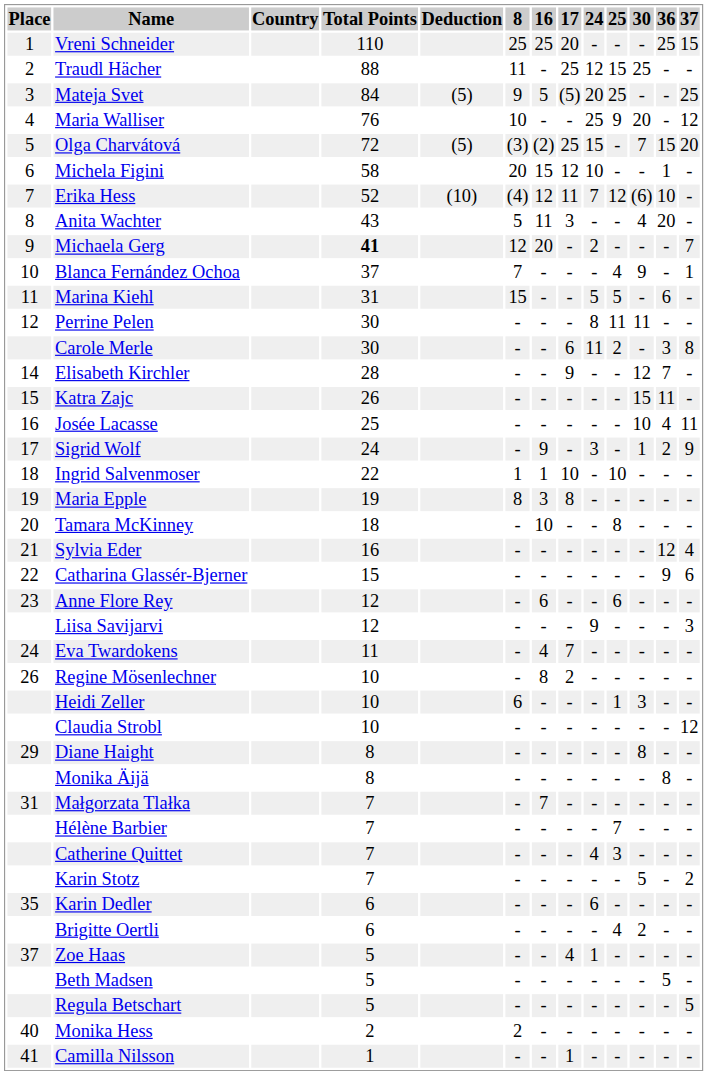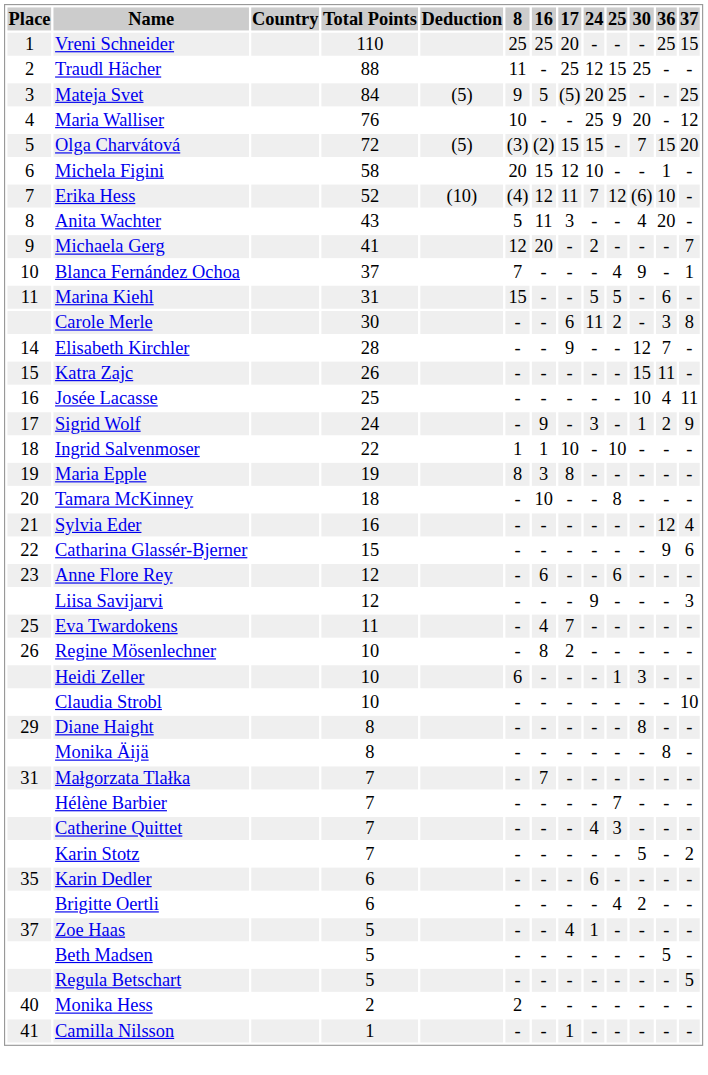(570, 145) 25 -> (570, 145) 15
(370, 246) bold -> (370, 246) normal
- row: (104, 322)
(30, 651) 24 -> (30, 626) 25
(689, 727) 12 -> (689, 701) 10
